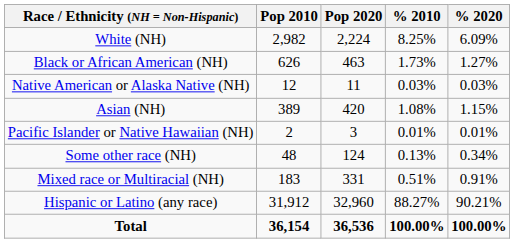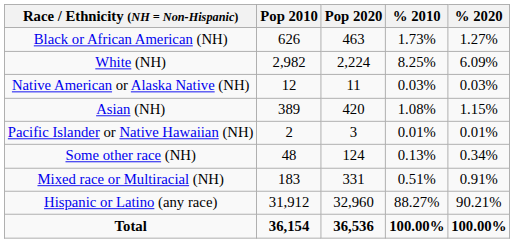rows swapped: (131, 39) <-> (131, 62)
